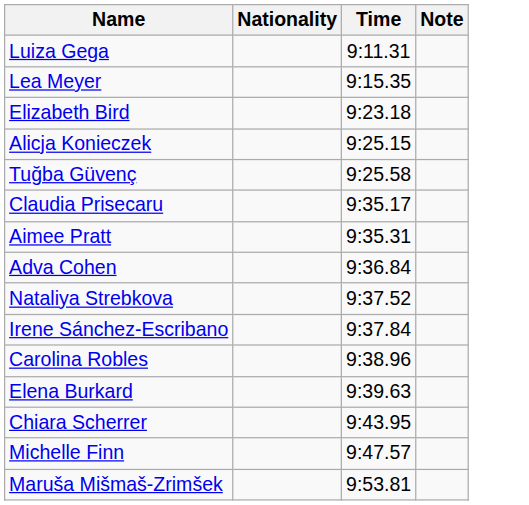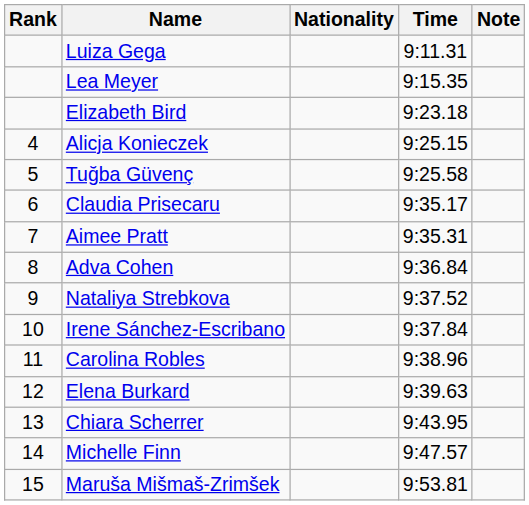+ column: (33, 19)
